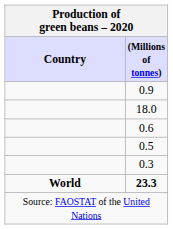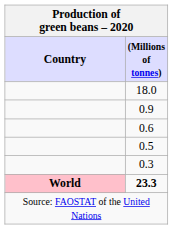rows swapped: (146, 109) <-> (146, 90)
(65, 183) no background -> (65, 183) pink background
